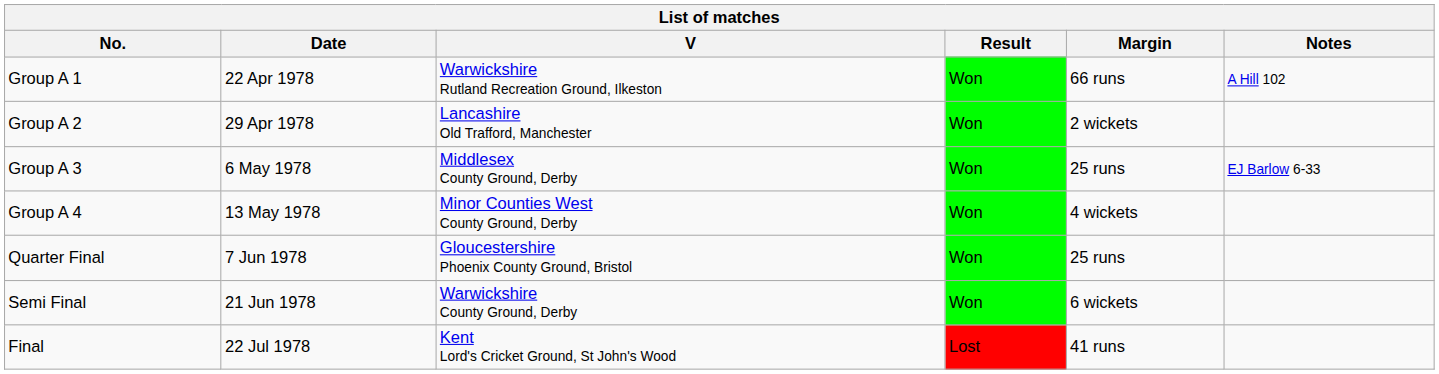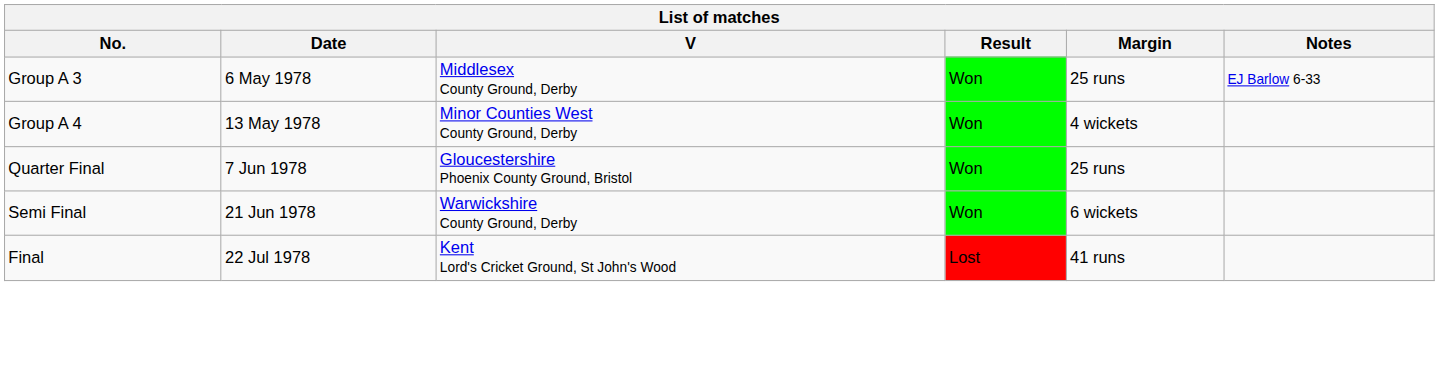- row: (45, 79)
- row: (45, 123)
